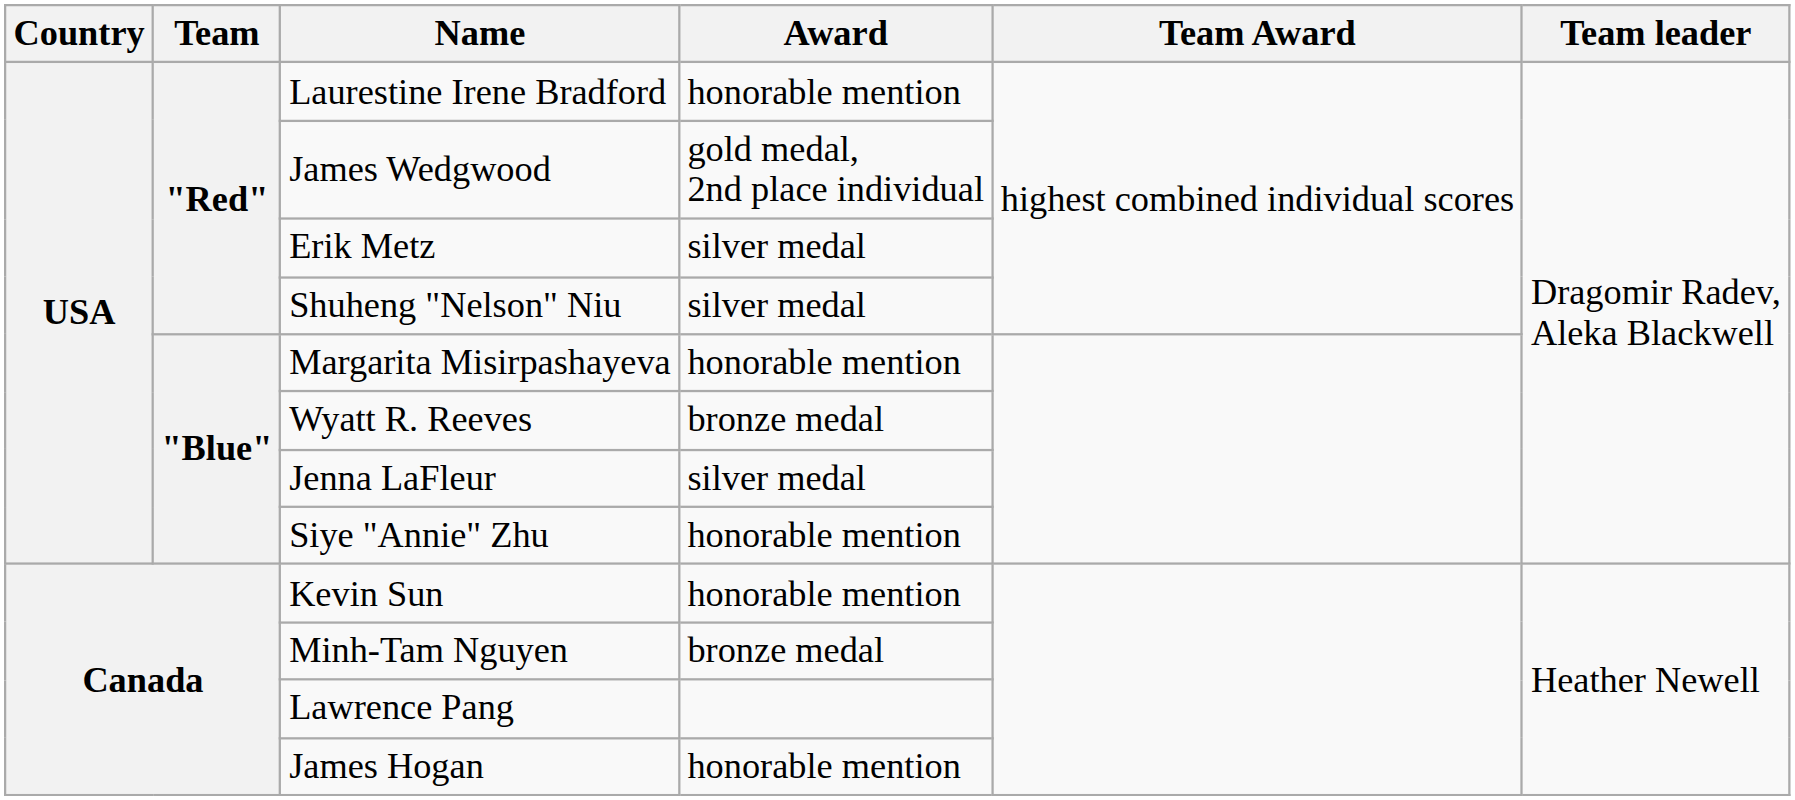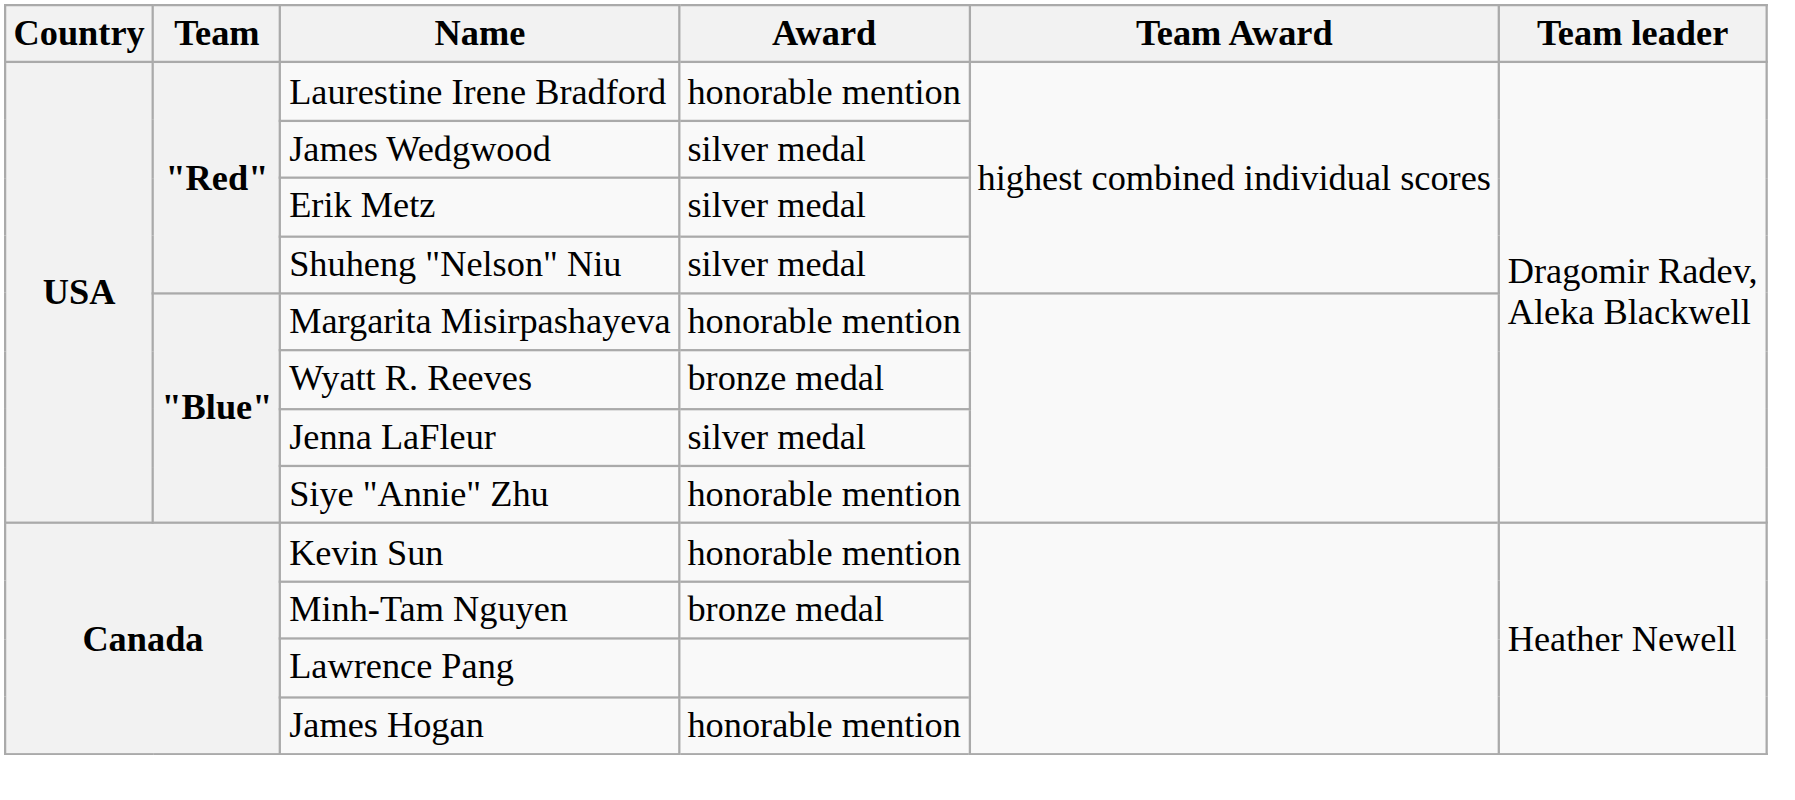(836, 168) gold medal, 2nd place individual -> (777, 148) silver medal
